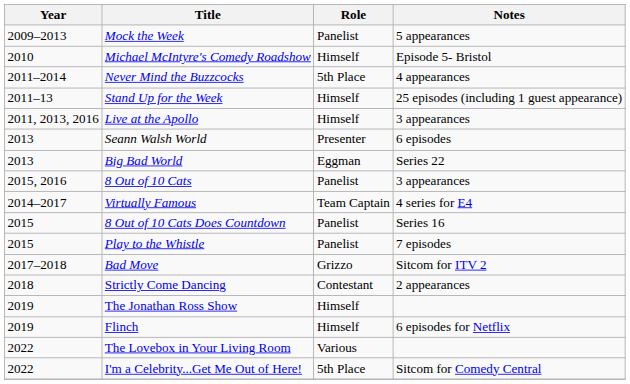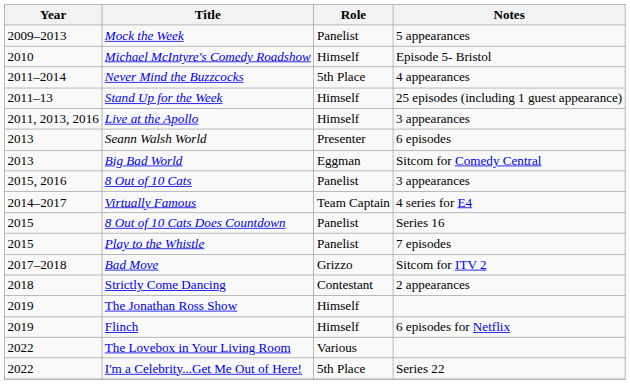(420, 160) Series 22 -> (469, 160) Sitcom for Comedy Central
(469, 368) Sitcom for Comedy Central -> (420, 368) Series 22
